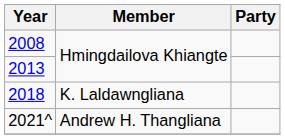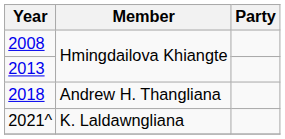(122, 95) K. Laldawngliana -> (140, 95) Andrew H. Thangliana
(140, 120) Andrew H. Thangliana -> (122, 120) K. Laldawngliana
